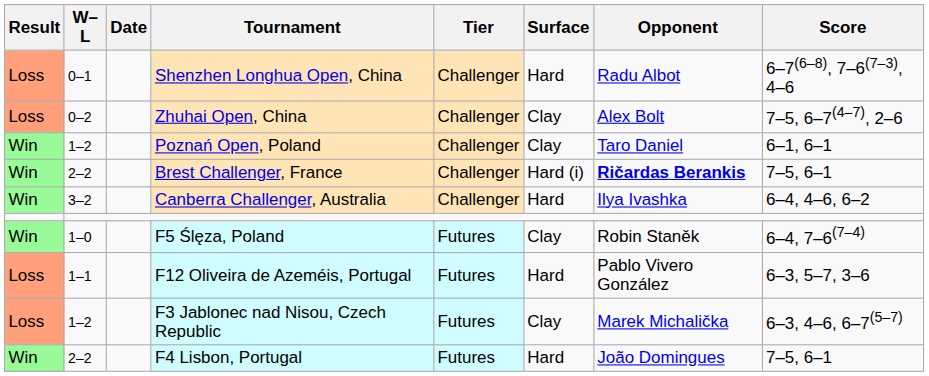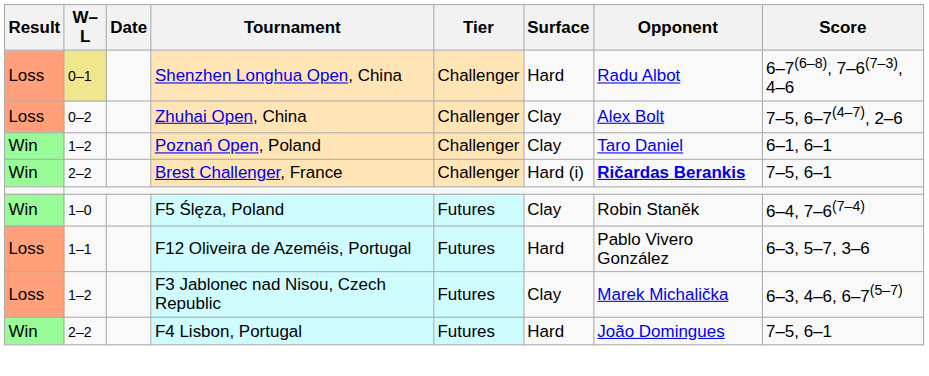(80, 76) no background -> (80, 76) khaki background
- row: (270, 199)
